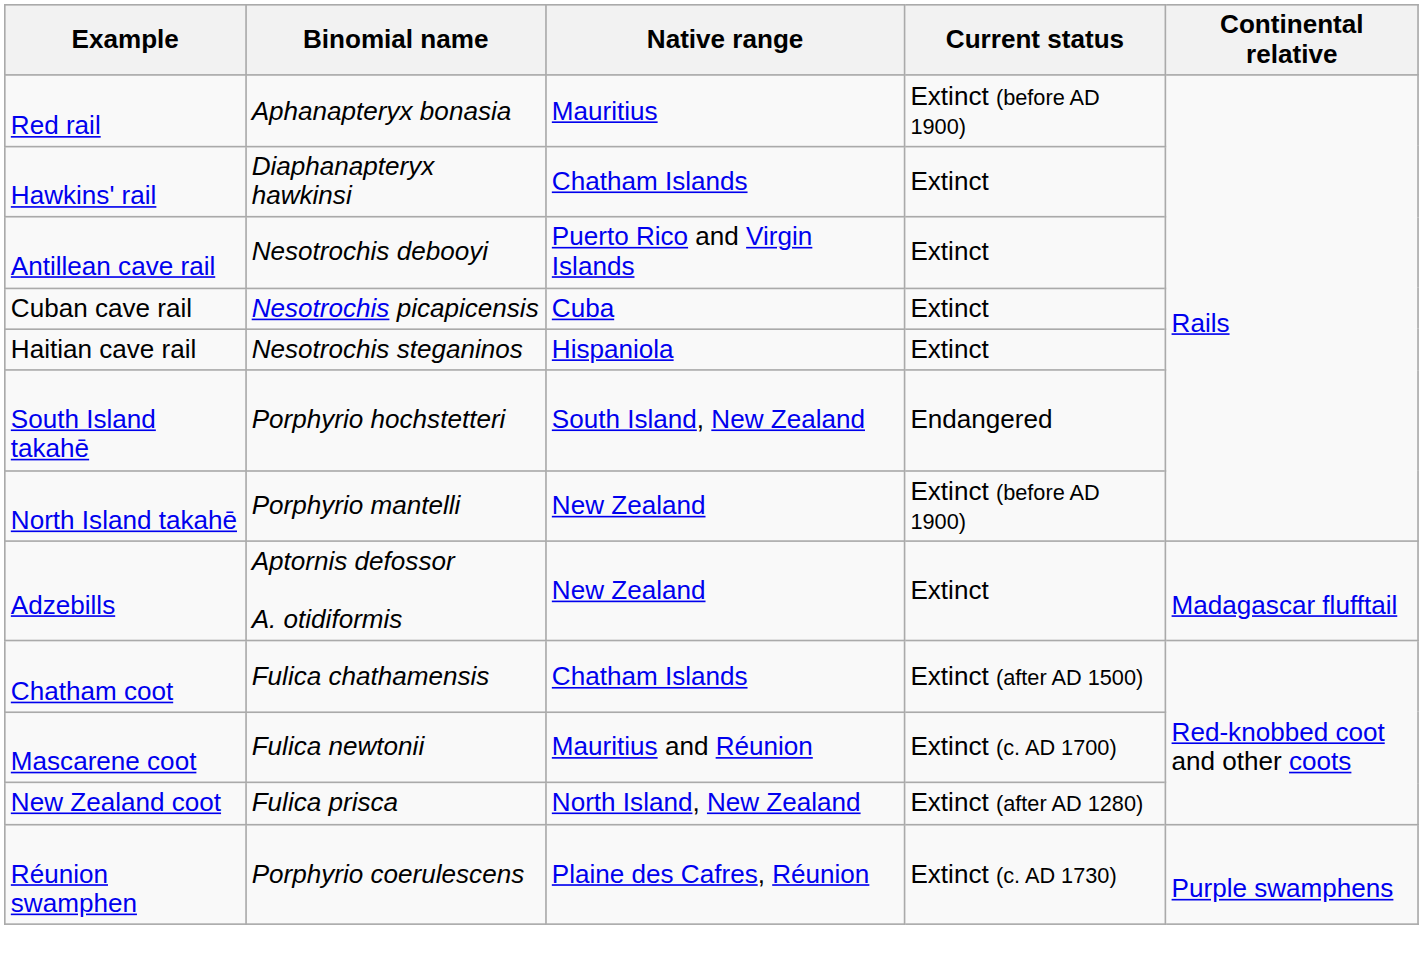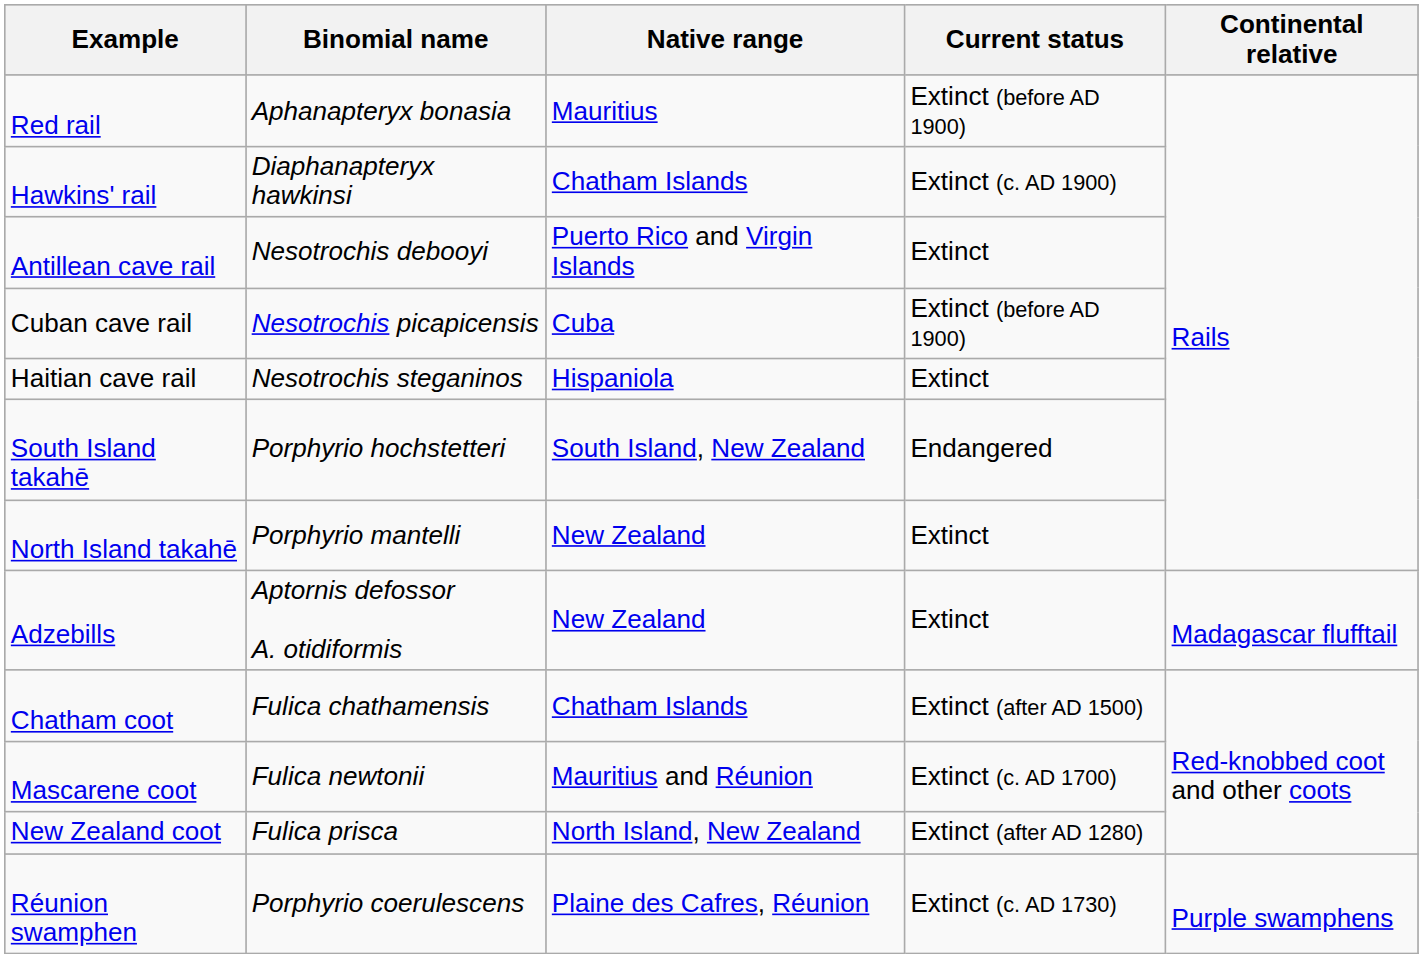(950, 181) Extinct -> (1014, 181) Extinct (c. AD 1900)
(950, 307) Extinct -> (1005, 322) Extinct (before AD 1900)
(1005, 505) Extinct (before AD 1900) -> (950, 534) Extinct
